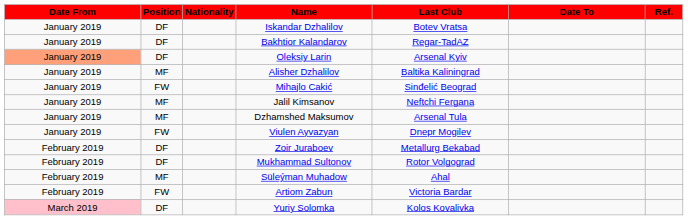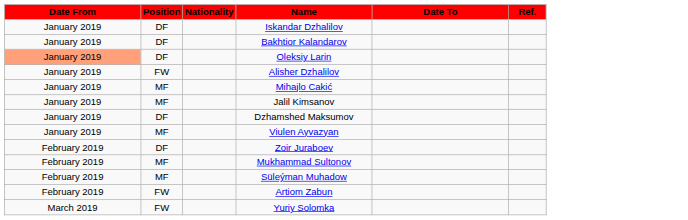- column: (440, 12)
(162, 72) MF -> (162, 72) FW
(162, 87) FW -> (162, 87) MF
(162, 117) MF -> (162, 117) DF
(162, 132) FW -> (162, 132) MF
(162, 162) DF -> (162, 162) MF
(73, 207) pink background -> (73, 207) no background
(162, 207) DF -> (162, 207) FW
